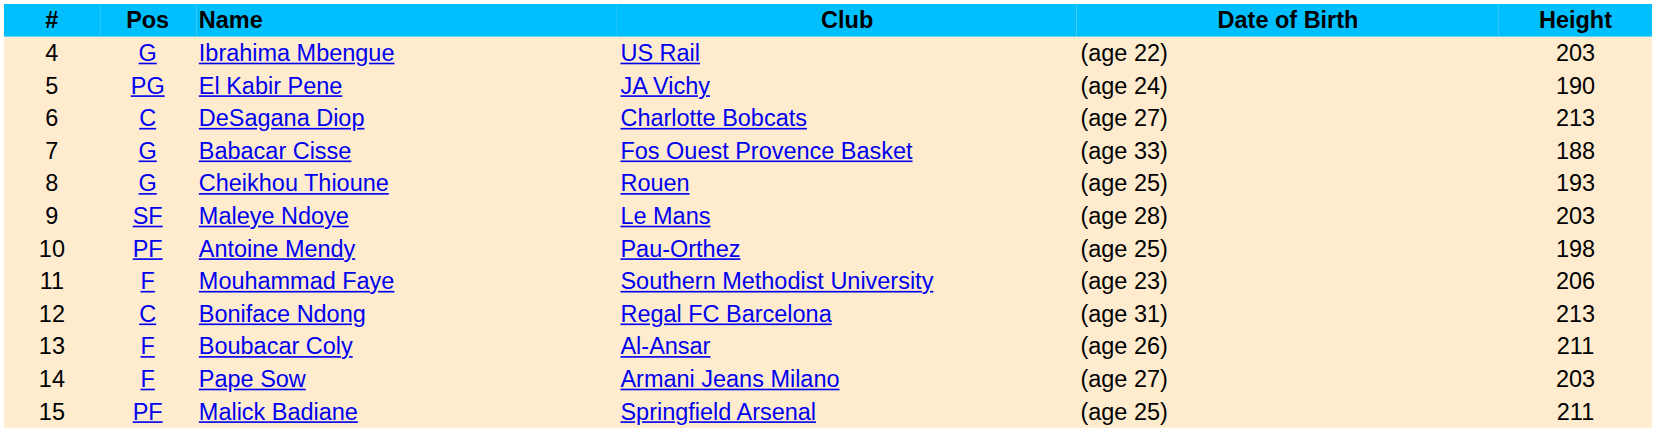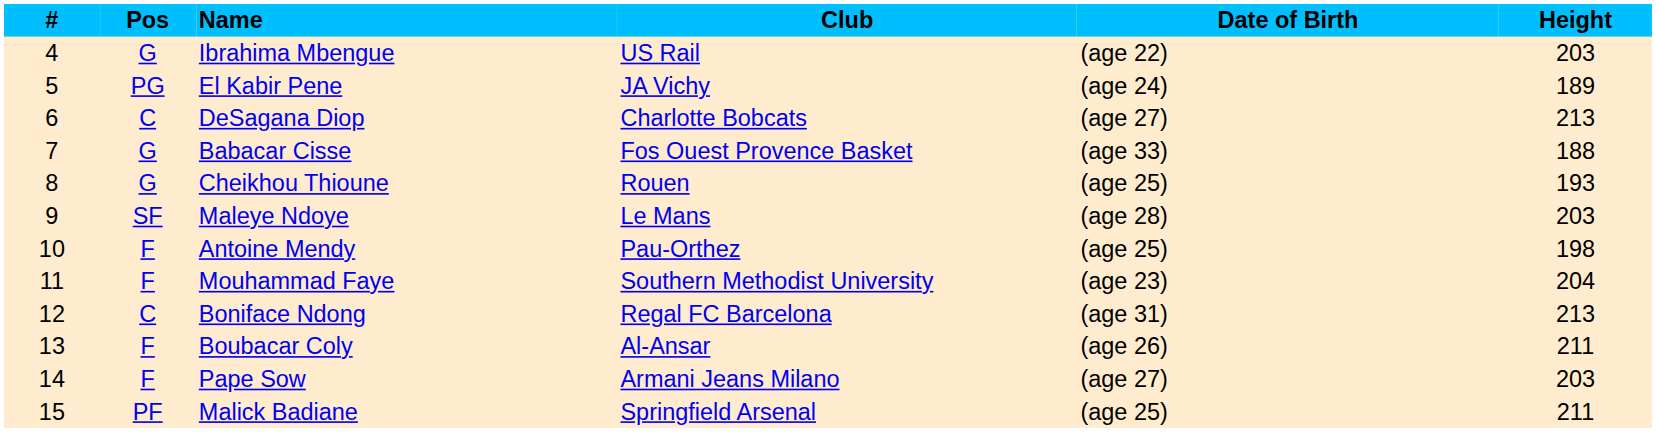(1576, 86) 190 -> (1576, 86) 189
(148, 248) PF -> (148, 248) F
(1576, 281) 206 -> (1576, 281) 204
